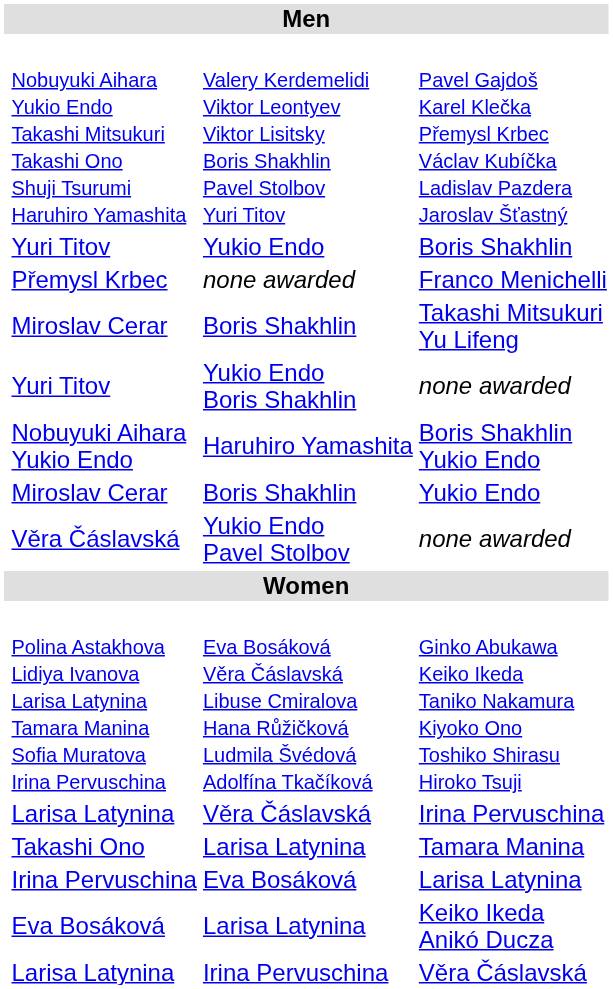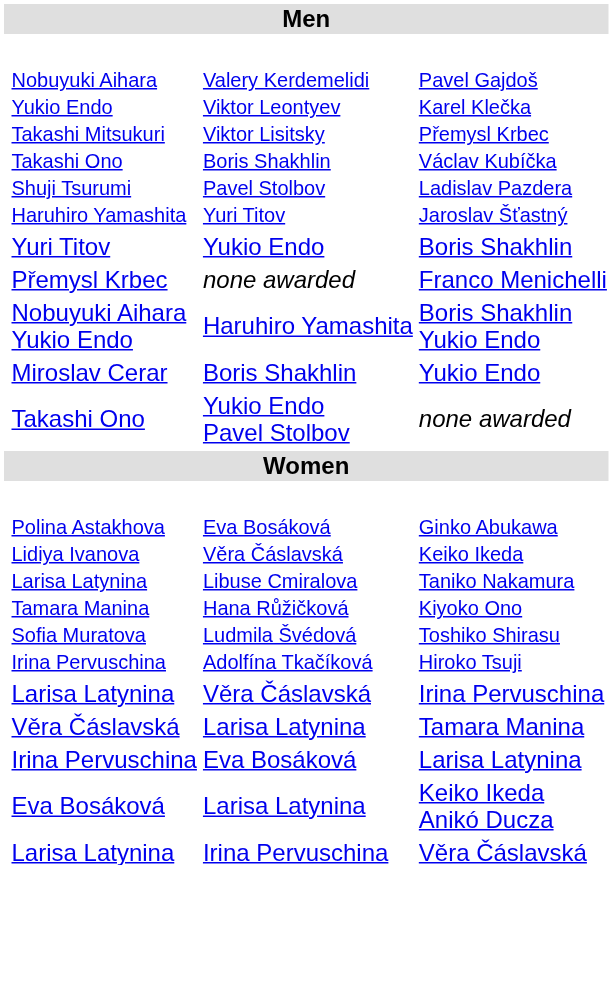- row: (280, 326)
- row: (280, 386)
(96, 539) Věra Čáslavská -> (78, 419) Takashi Ono
(78, 846) Takashi Ono -> (96, 726) Věra Čáslavská
